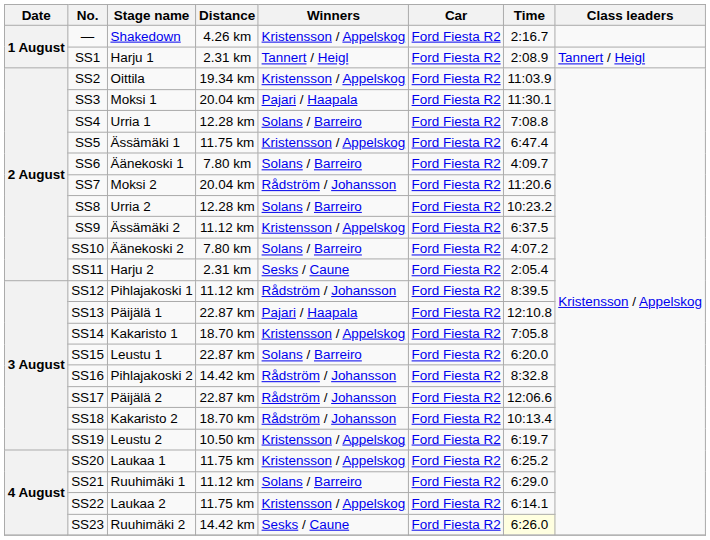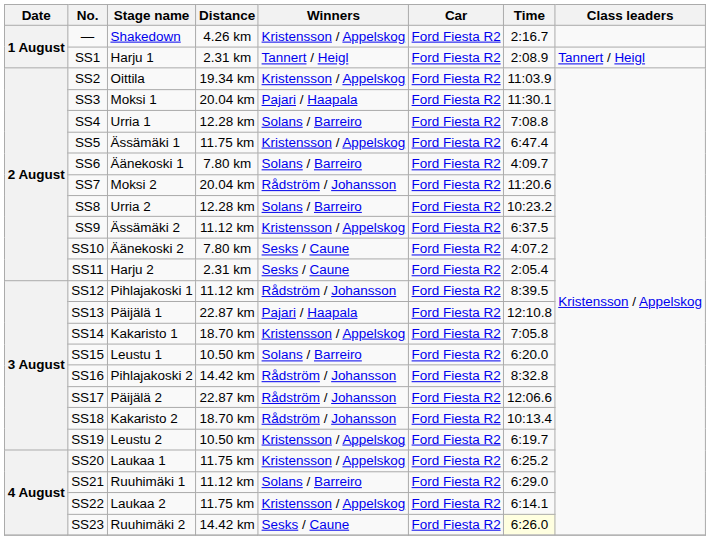(312, 248) Solans / Barreiro -> (305, 248) Sesks / Caune
(227, 354) 22.87 km -> (227, 354) 10.50 km
